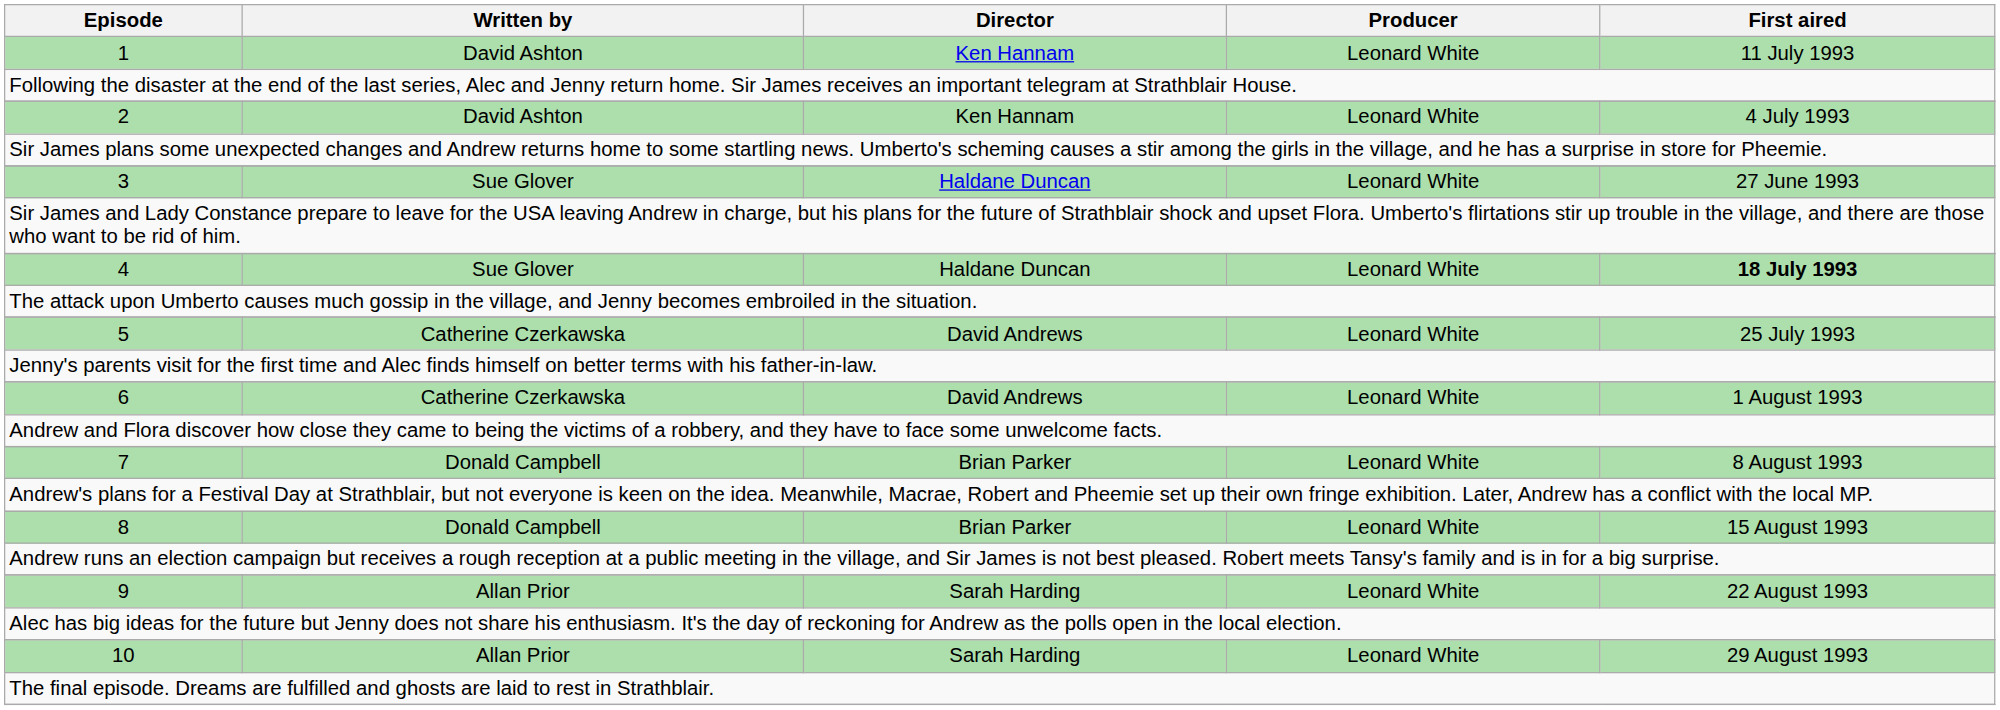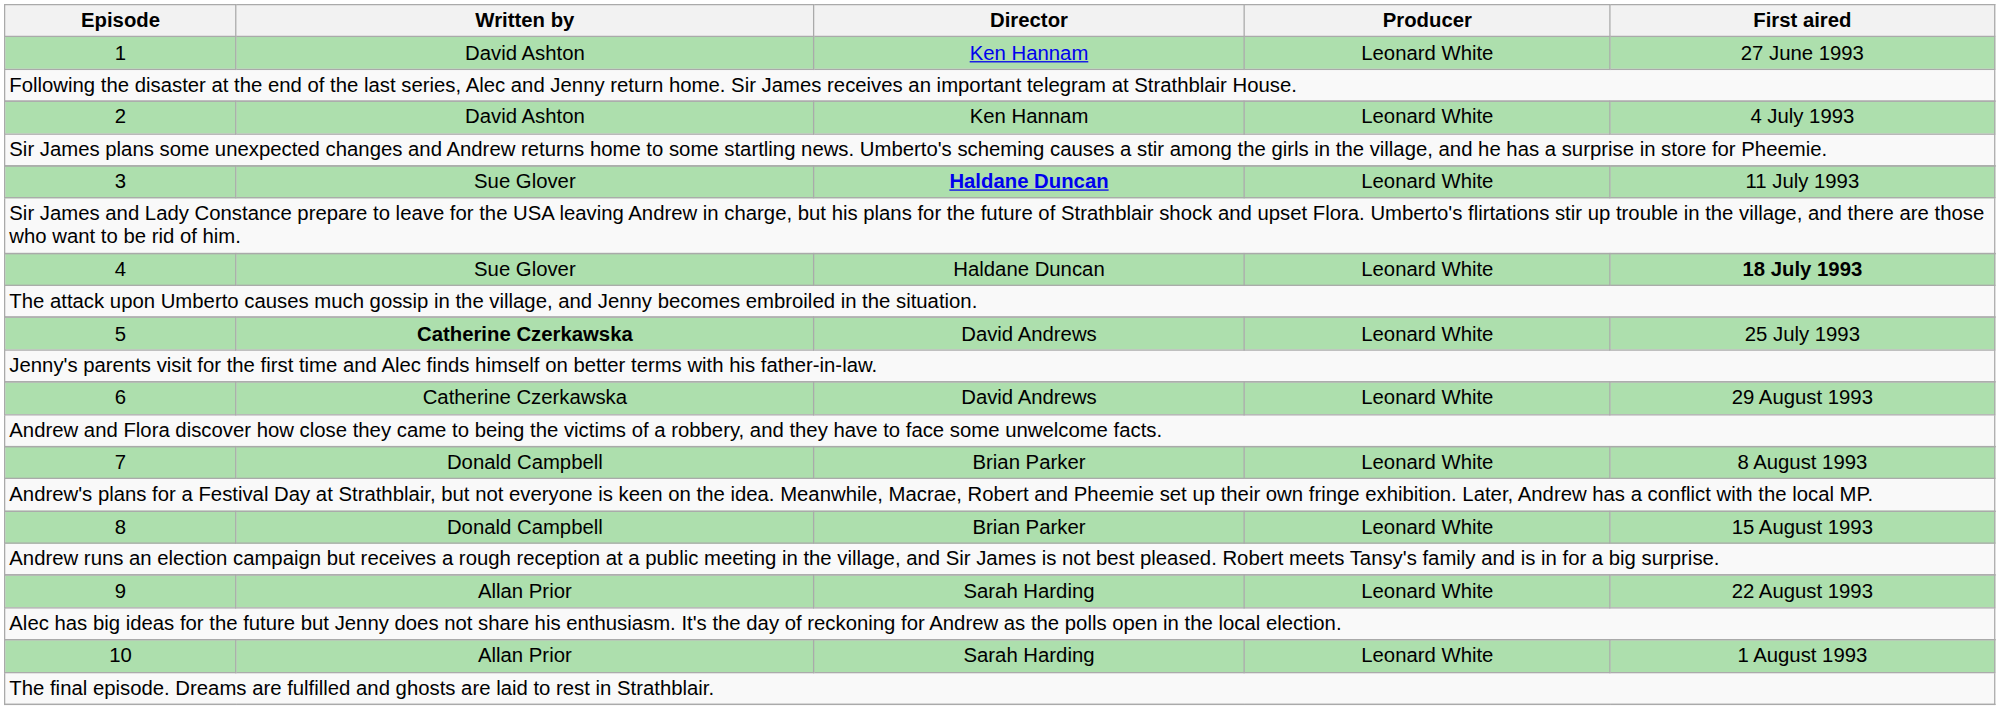(1798, 52) 11 July 1993 -> (1802, 52) 27 June 1993
(1015, 181) normal -> (1029, 181) bold
(1798, 181) 27 June 1993 -> (1802, 181) 11 July 1993
(523, 333) normal -> (525, 333) bold
(1798, 397) 1 August 1993 -> (1802, 397) 29 August 1993
(1798, 655) 29 August 1993 -> (1802, 655) 1 August 1993
